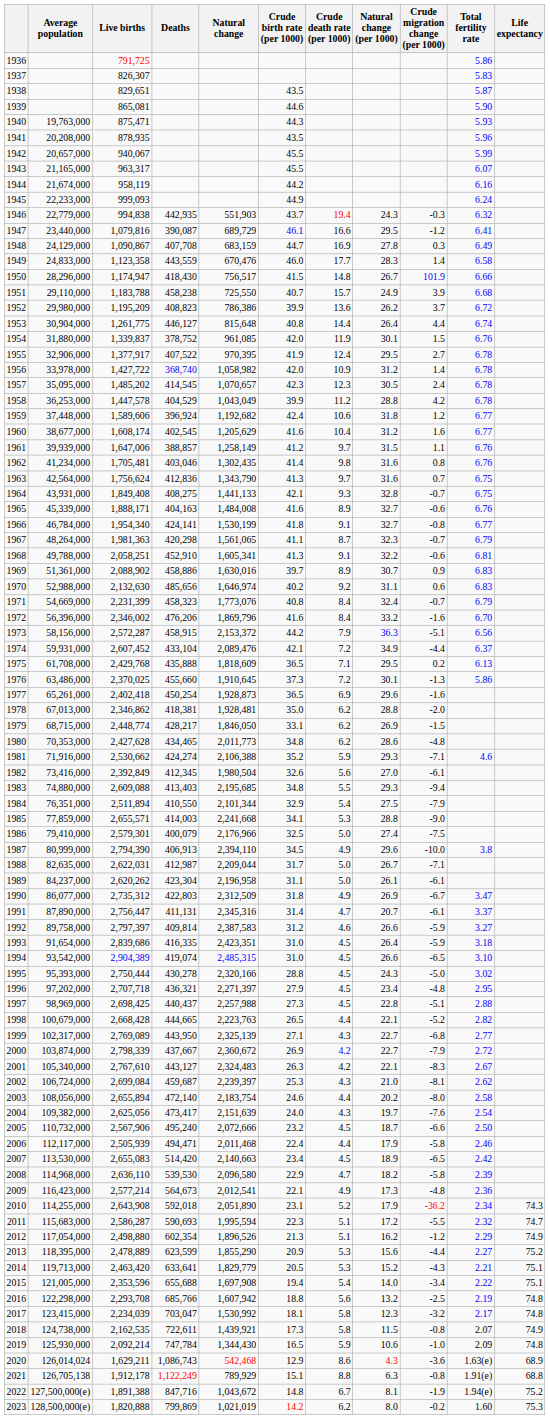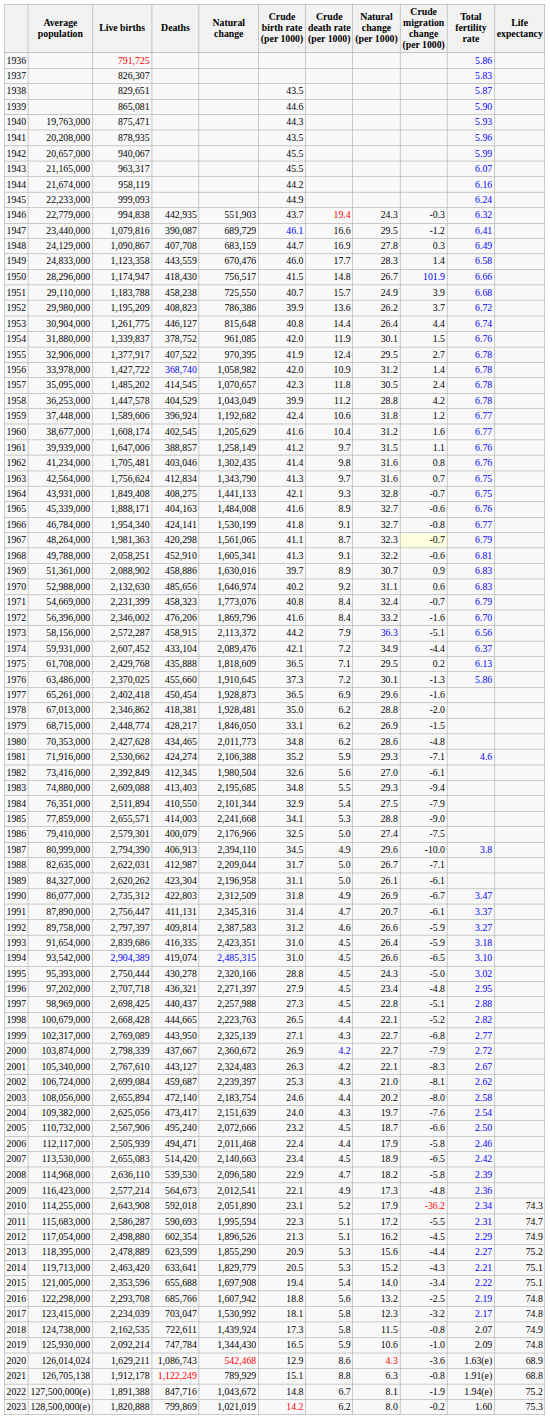(342, 385) 12.3 -> (342, 385) 11.8
(181, 478) 412,836 -> (181, 478) 412,834
(437, 540) no background -> (437, 540) lightyellow background
(237, 633) 2,153,372 -> (237, 633) 2,113,372
(181, 695) 450,254 -> (181, 695) 450,454
(68, 881) 84,237,000 -> (68, 881) 84,327,000
(484, 1221) 2.32 -> (484, 1221) 2.31
(437, 1237) -1.2 -> (437, 1237) -4.5
(237, 1329) 1,439,921 -> (237, 1329) 1,439,924
